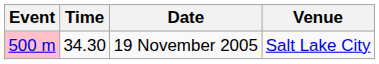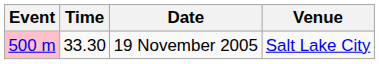(85, 44) 34.30 -> (85, 44) 33.30
